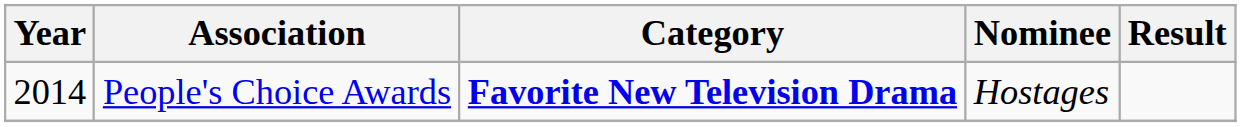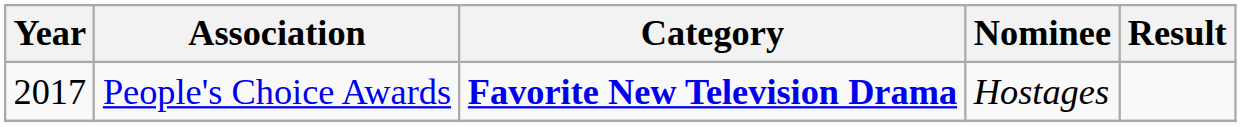(50, 90) 2014 -> (50, 90) 2017
